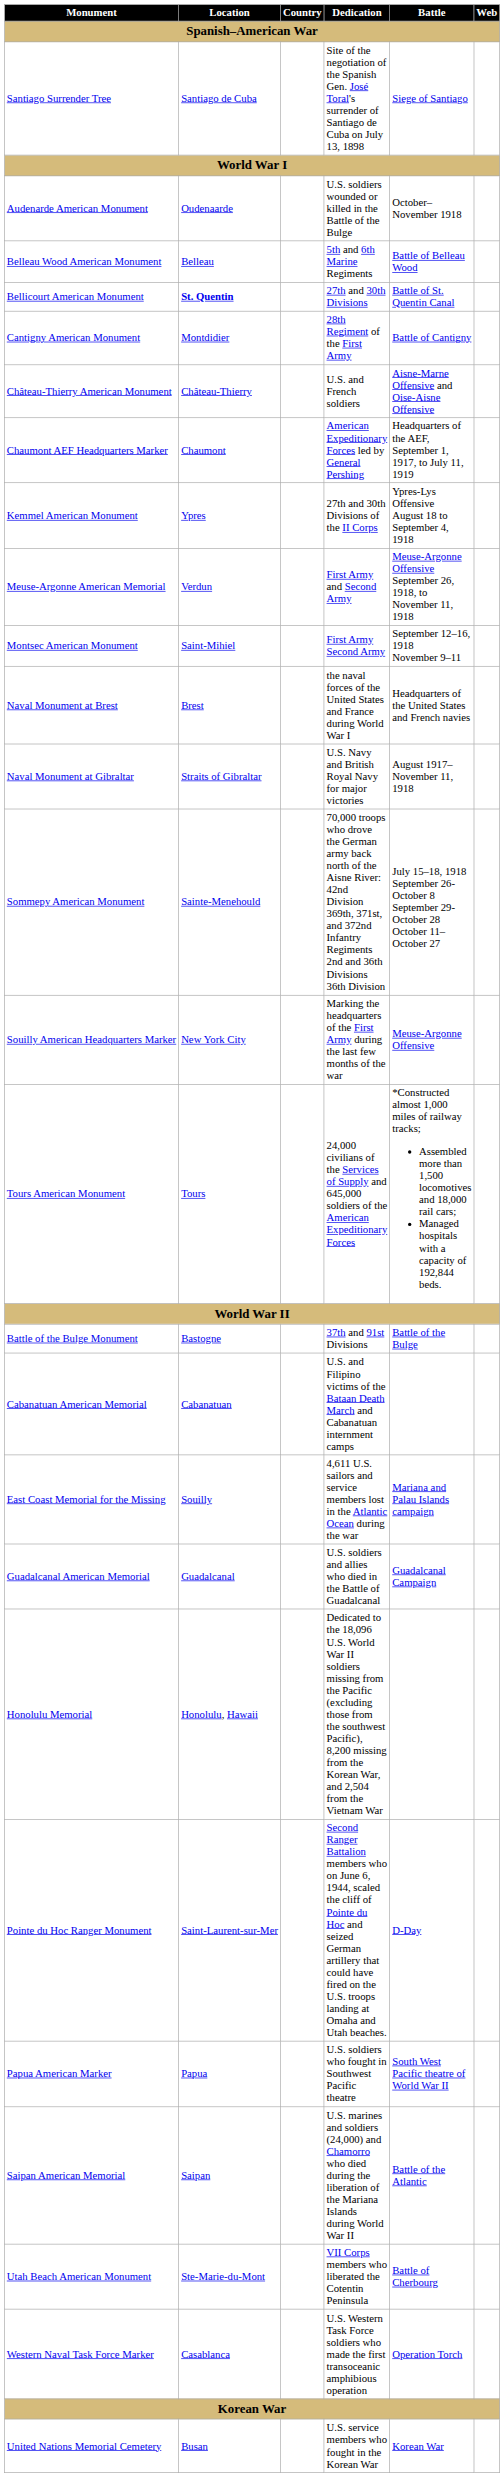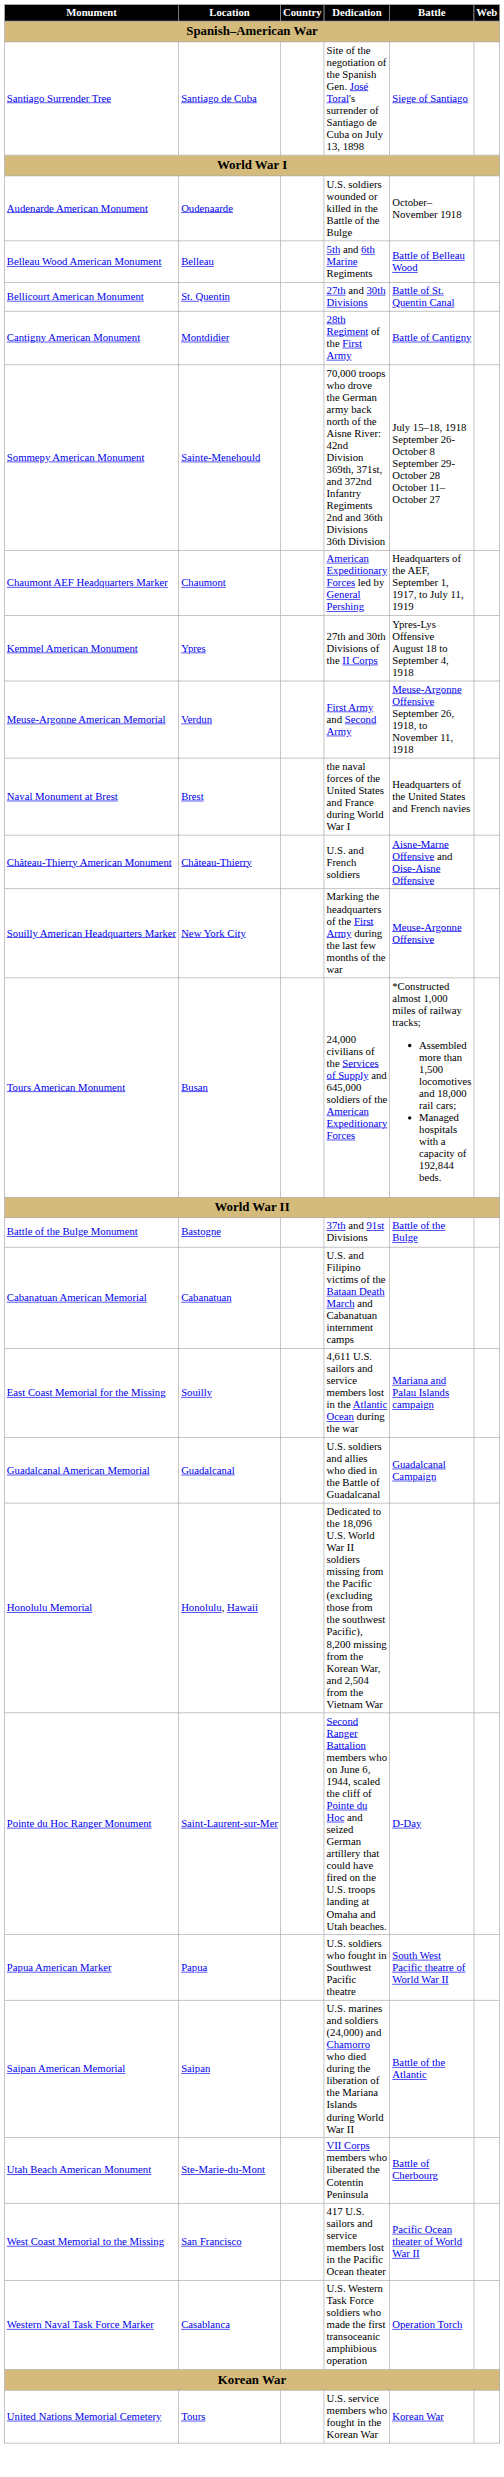(207, 296) bold -> (206, 296) normal
rows swapped: (89, 391) <-> (76, 902)
- row: (72, 646)
- row: (70, 776)
(193, 1194) Tours -> (195, 1087) Busan
+ row: (85, 2241)
(195, 2446) Busan -> (193, 2416) Tours
